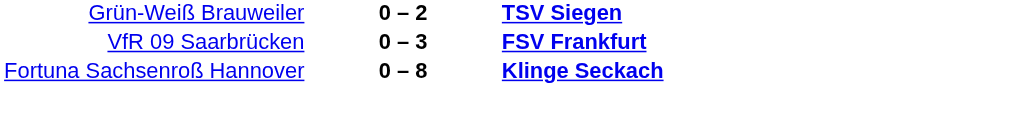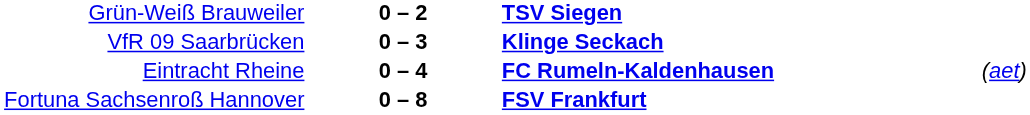(574, 42) FSV Frankfurt -> (583, 42) Klinge Seckach
+ row: (224, 71)
(583, 71) Klinge Seckach -> (574, 99) FSV Frankfurt
